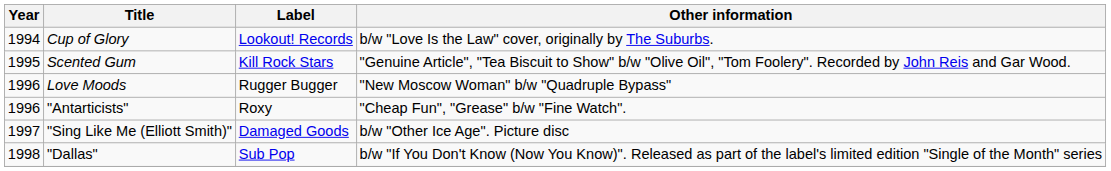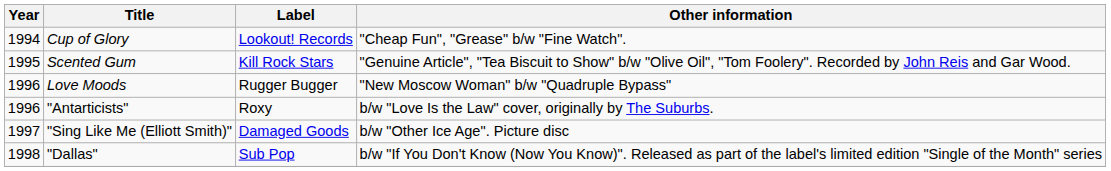(537, 39) b/w "Love Is the Law" cover, originally by The Suburbs. -> (493, 39) "Cheap Fun", "Grease" b/w "Fine Watch".
(493, 108) "Cheap Fun", "Grease" b/w "Fine Watch". -> (537, 108) b/w "Love Is the Law" cover, originally by The Suburbs.
